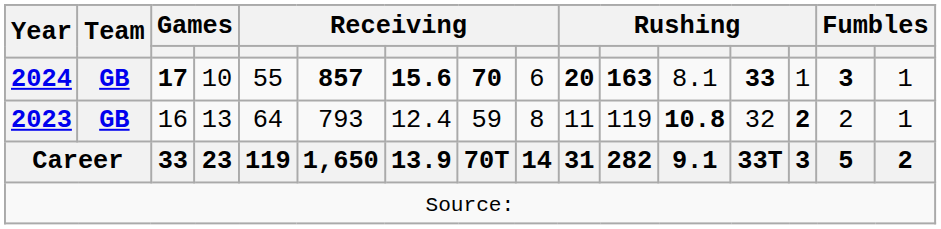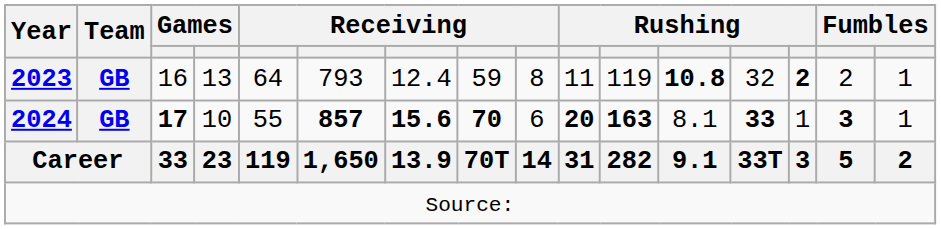rows swapped: (41, 120) <-> (41, 79)
